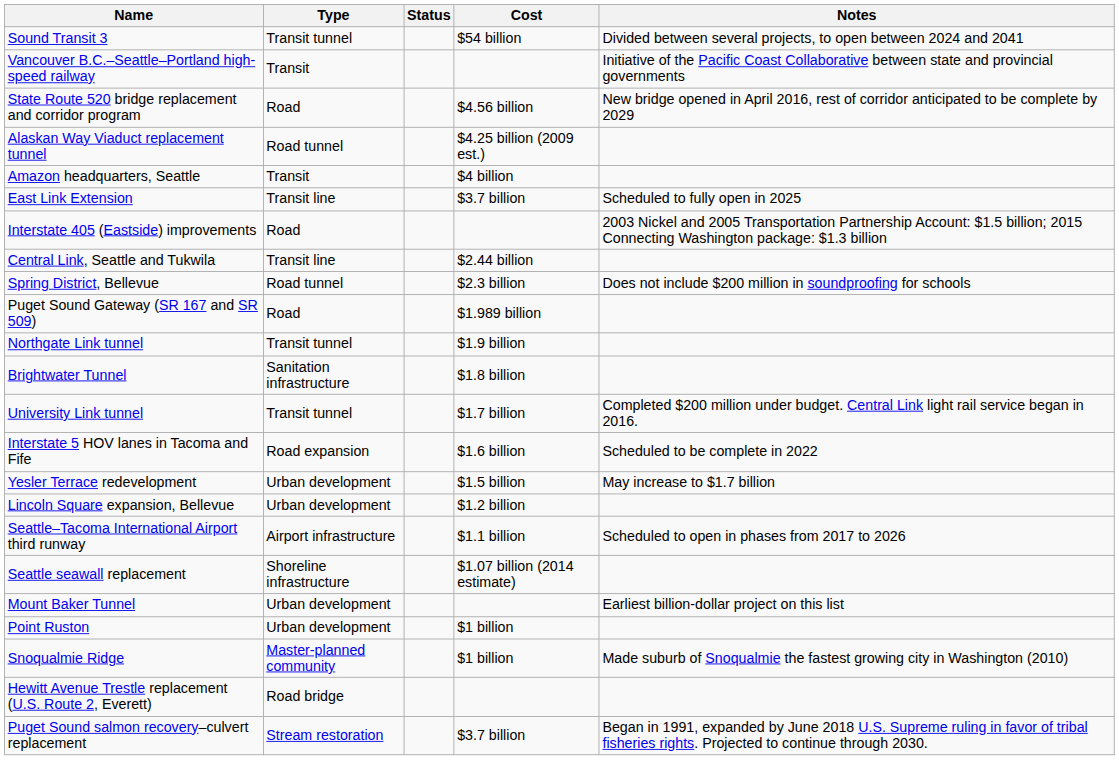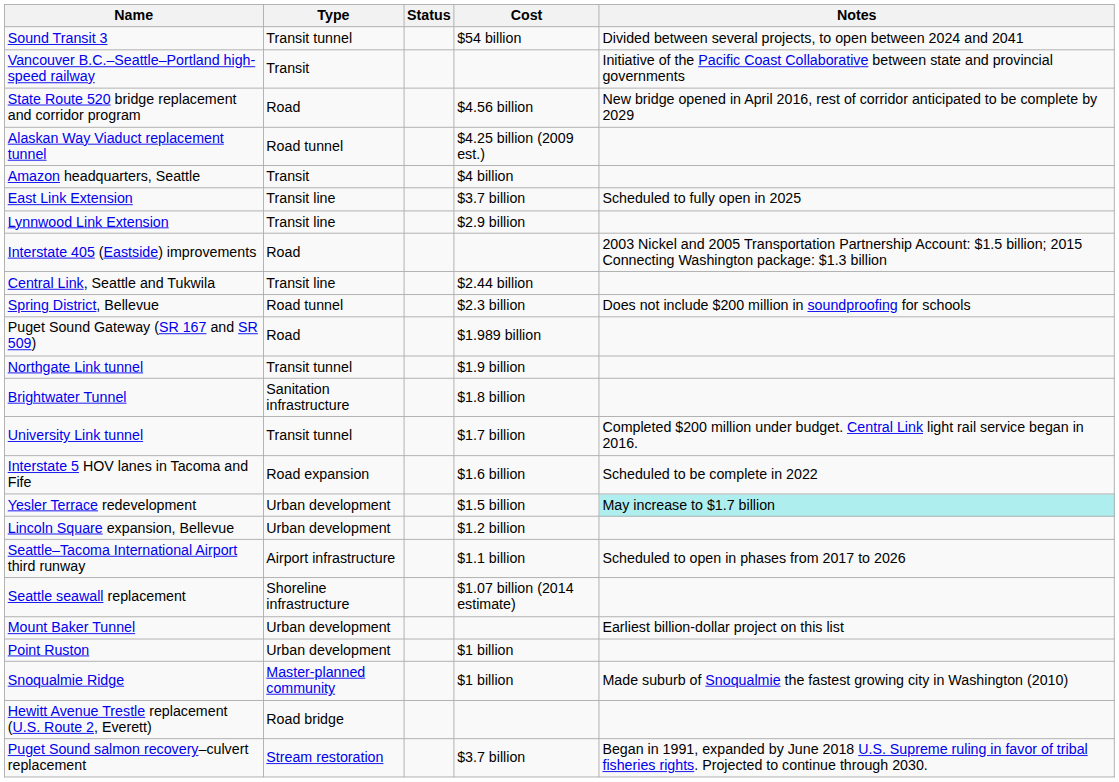+ row: (88, 221)
(689, 482) no background -> (689, 505) paleturquoise background
